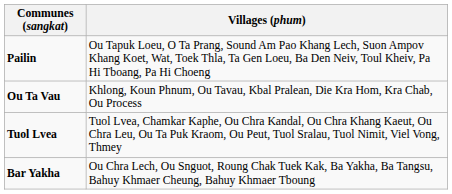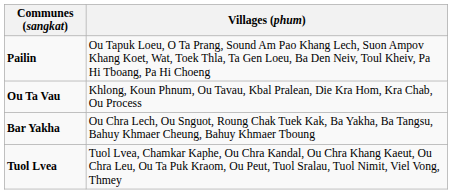rows swapped: (32, 135) <-> (34, 173)
